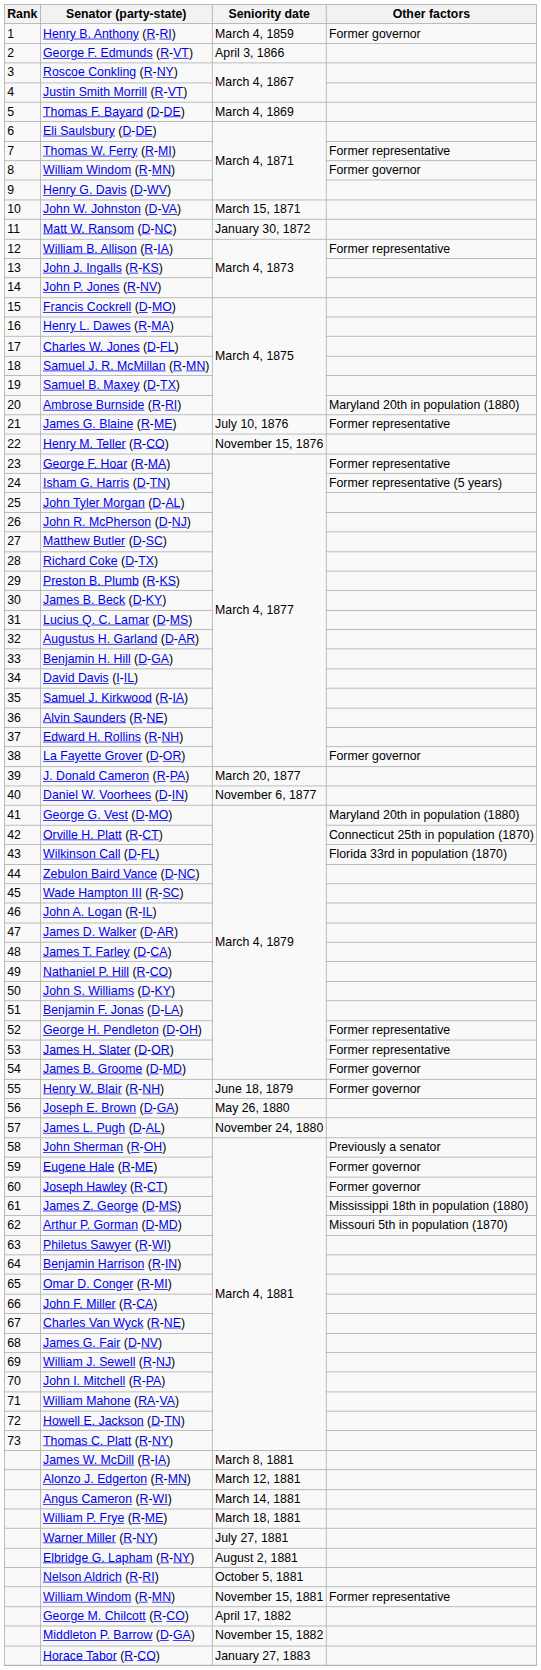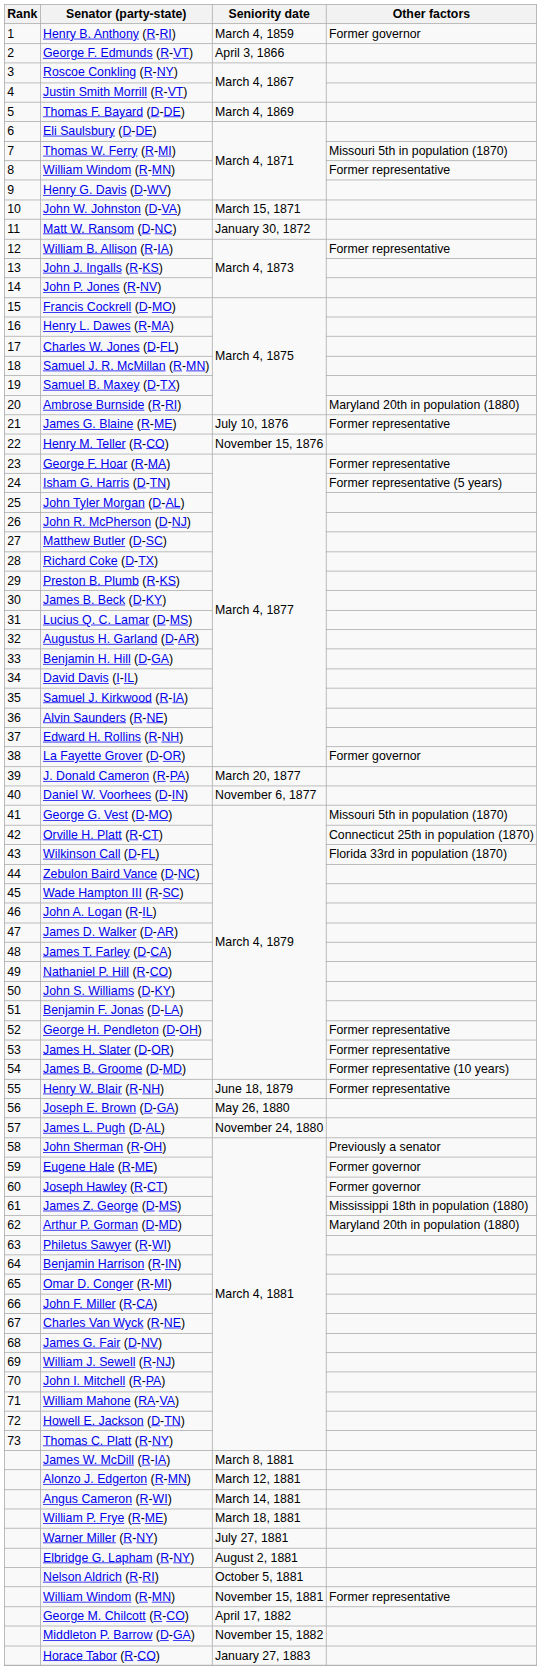(390, 151) Former representative -> (418, 151) Missouri 5th in population (1870)
(375, 170) Former governor -> (390, 170) Former representative
(424, 815) Maryland 20th in population (1880) -> (418, 815) Missouri 5th in population (1870)
(375, 1069) Former governor -> (419, 1069) Former representative (10 years)
(375, 1088) Former governor -> (390, 1088) Former representative
(418, 1225) Missouri 5th in population (1870) -> (424, 1225) Maryland 20th in population (1880)
